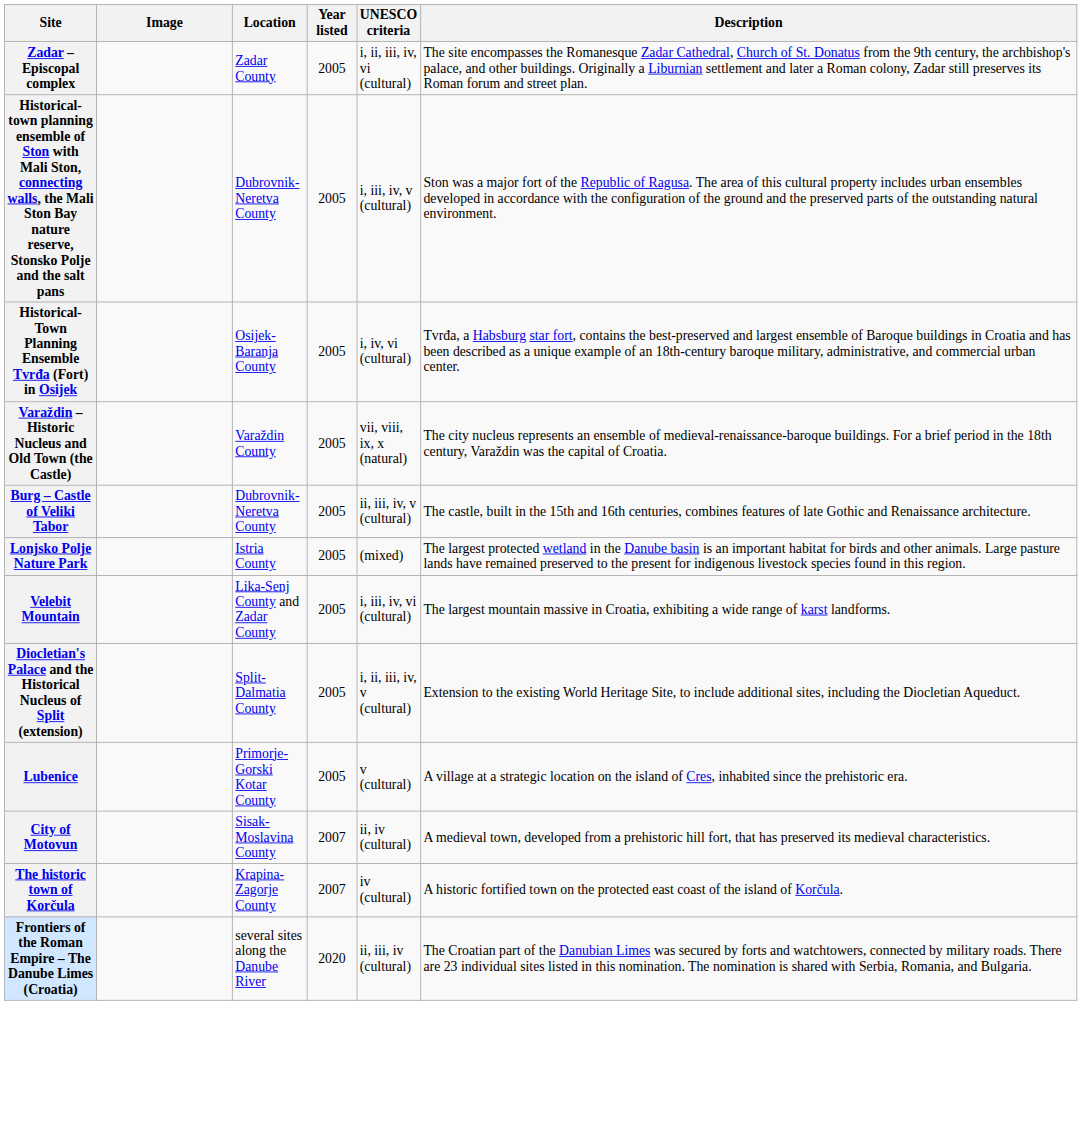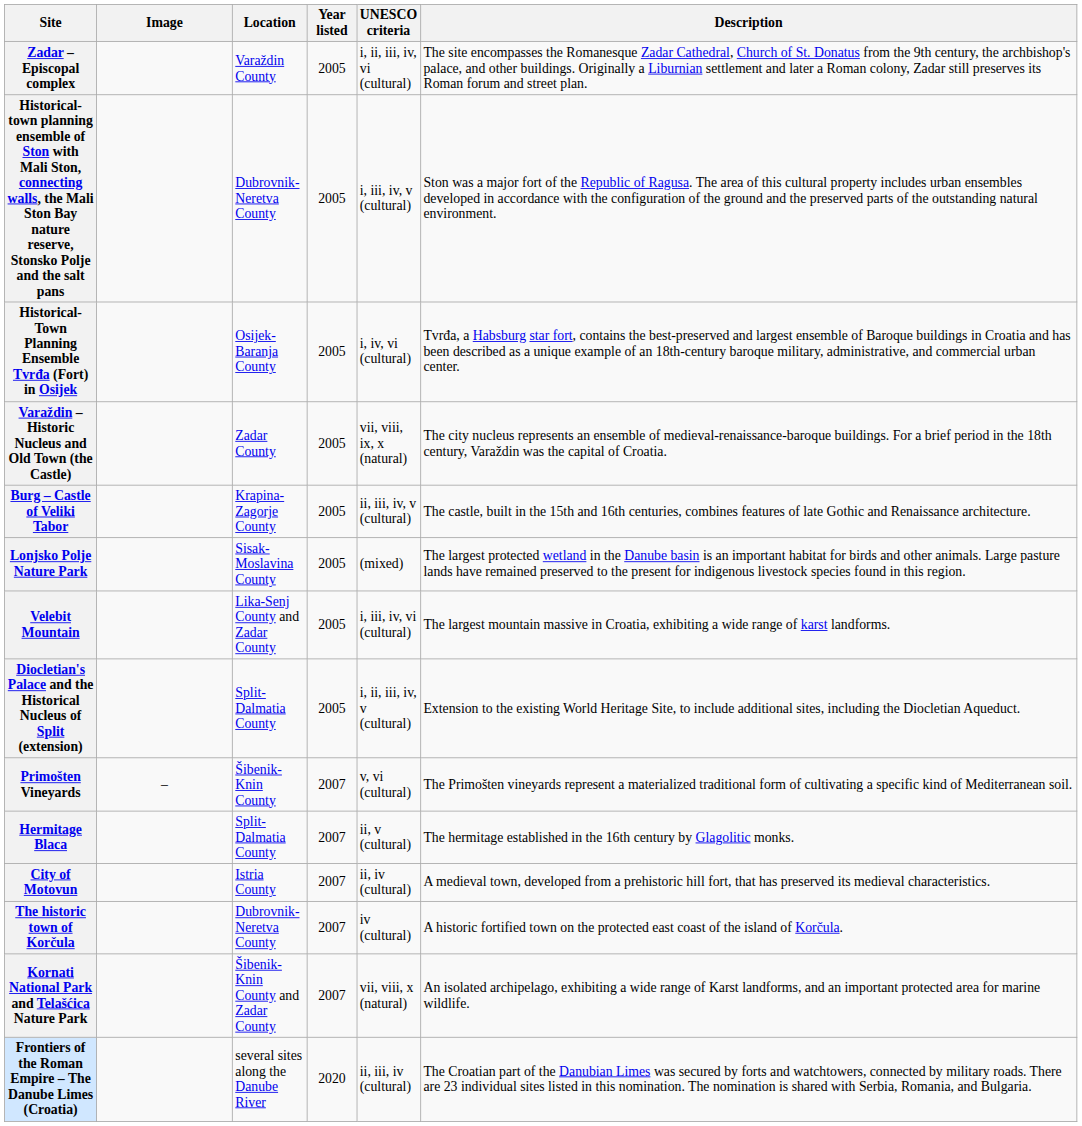(256, 68) Zadar County -> (260, 68) Varaždin County
(260, 443) Varaždin County -> (256, 443) Zadar County
(267, 511) Dubrovnik-Neretva County -> (260, 511) Krapina-Zagorje County
(256, 556) Istria County -> (264, 564) Sisak-Moslavina County
- row: (51, 776)
+ row: (51, 784)
+ row: (51, 837)
(264, 837) Sisak-Moslavina County -> (256, 882) Istria County
(260, 890) Krapina-Zagorje County -> (267, 927) Dubrovnik-Neretva County
+ row: (51, 995)
